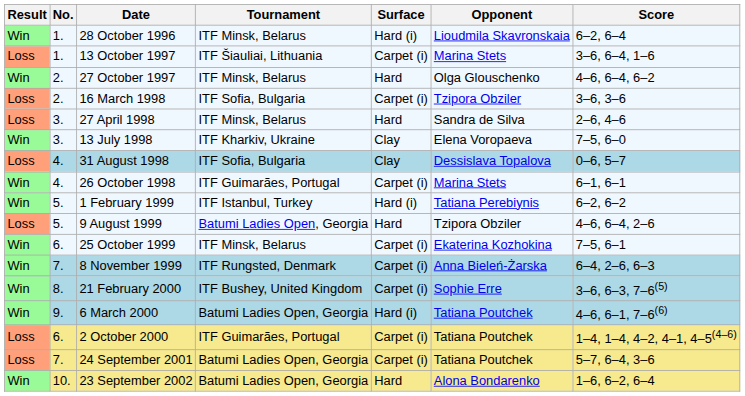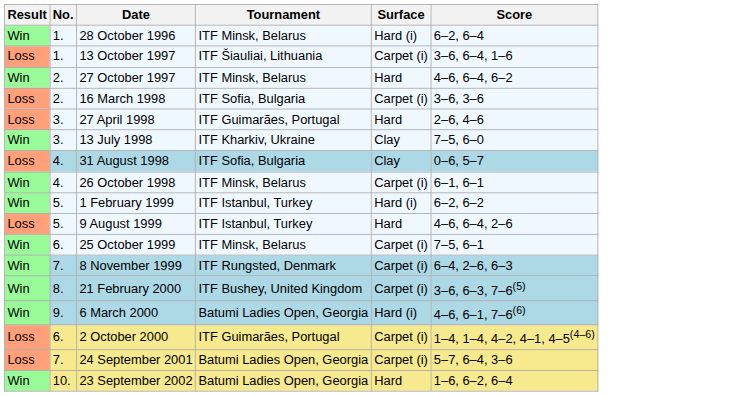- column: (502, 14)
(252, 118) ITF Minsk, Belarus -> (269, 118) ITF Guimarães, Portugal
(269, 181) ITF Guimarães, Portugal -> (252, 181) ITF Minsk, Belarus
(283, 223) Batumi Ladies Open, Georgia -> (255, 223) ITF Istanbul, Turkey
